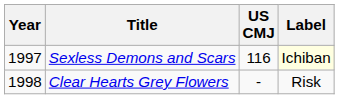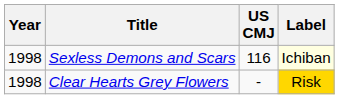(25, 57) 1997 -> (25, 57) 1998
(306, 81) no background -> (306, 81) gold background
